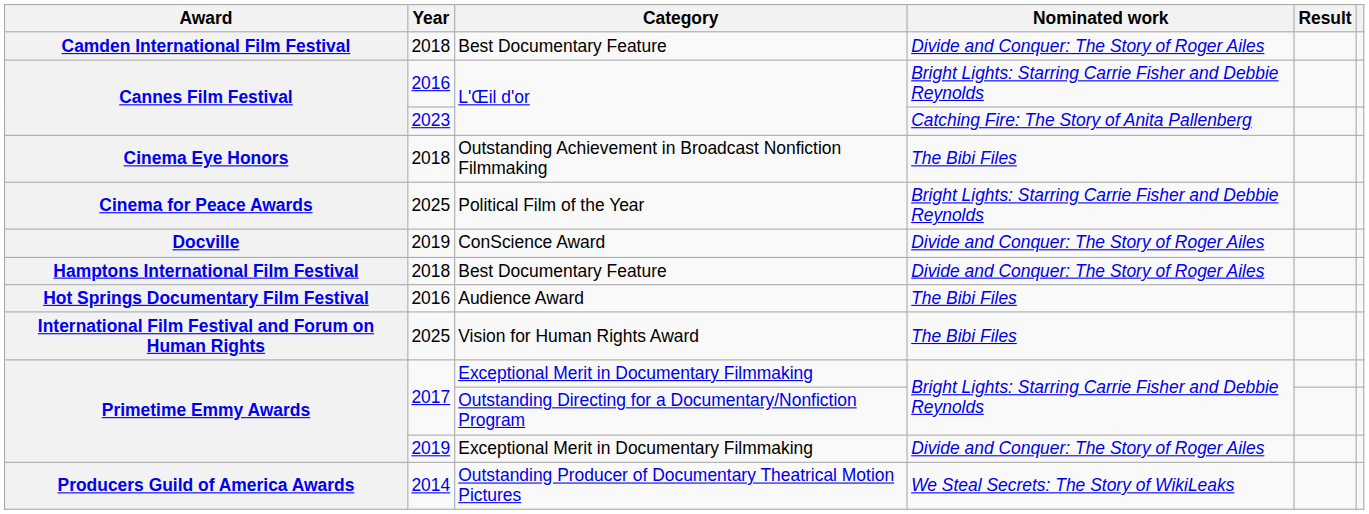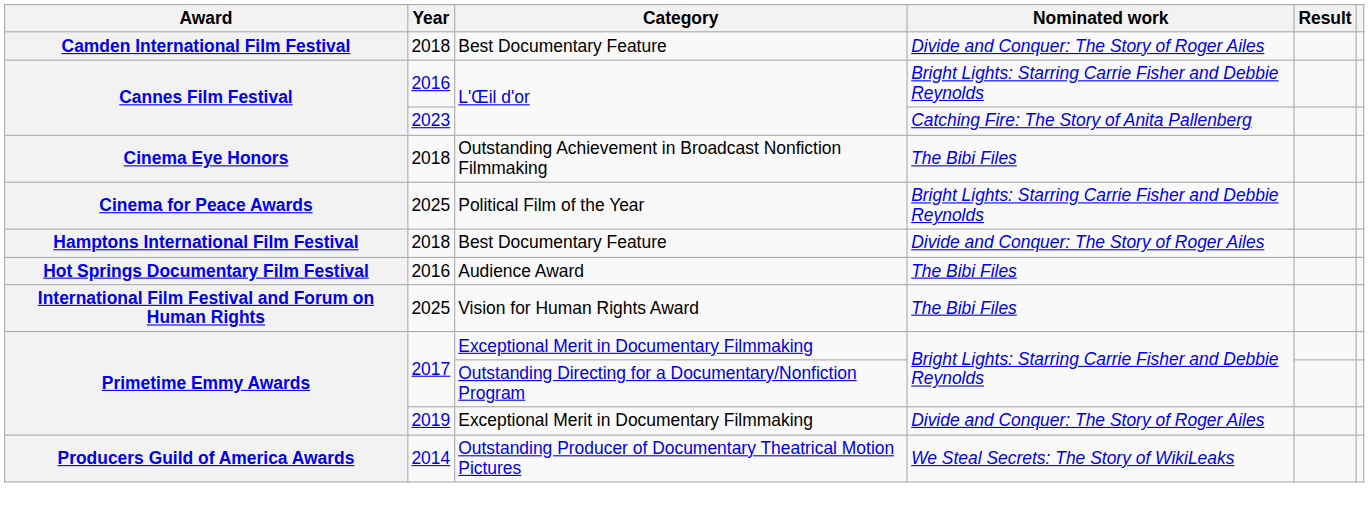- row: (206, 243)
